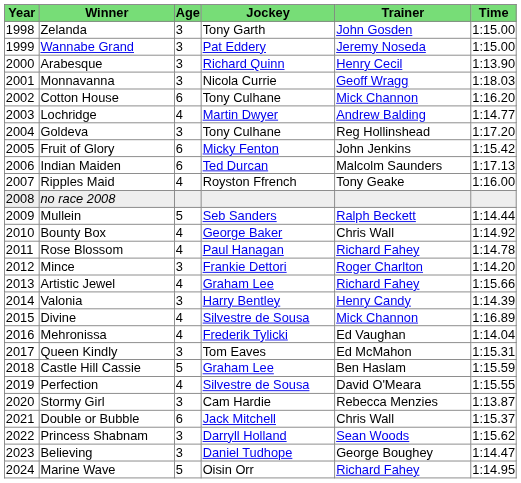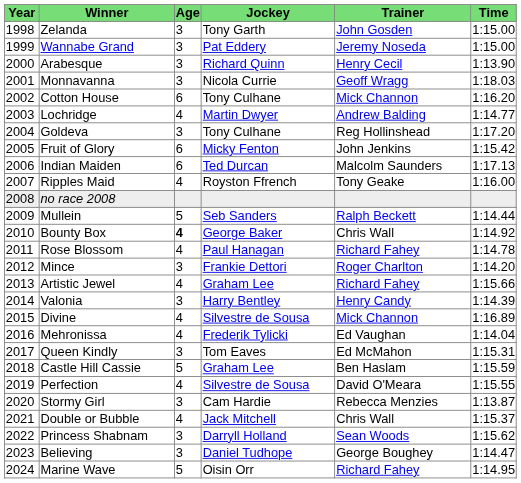(179, 233) normal -> (179, 233) bold
(179, 419) 6 -> (179, 419) 4
